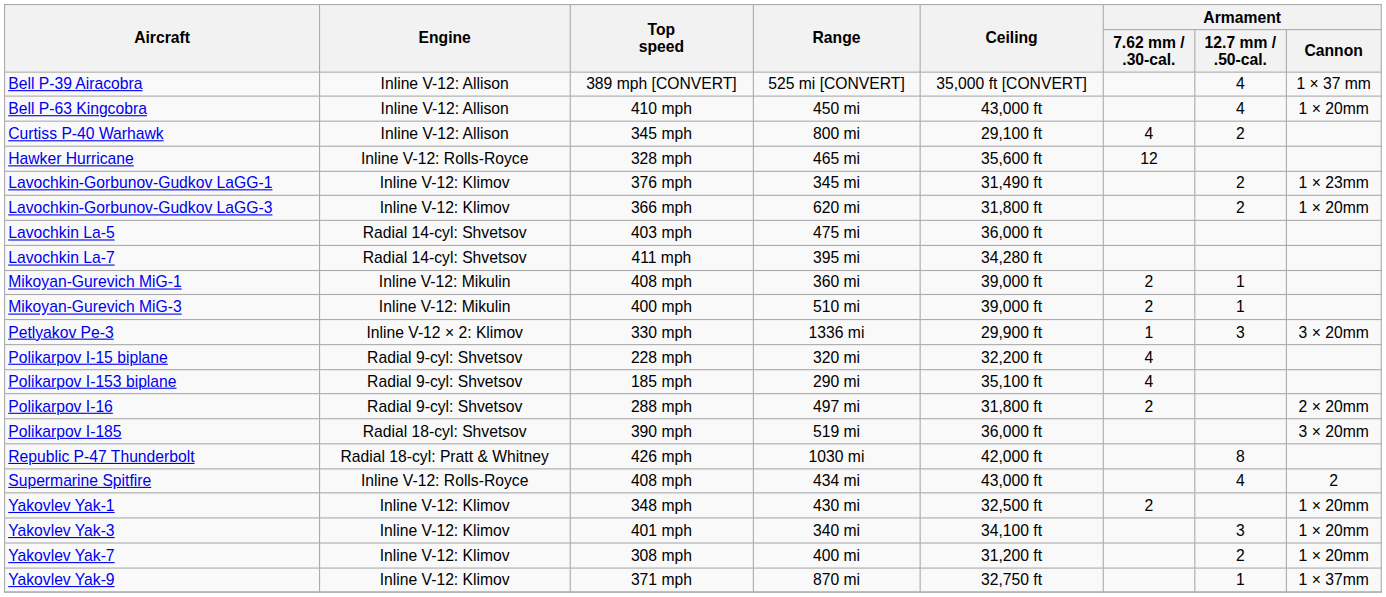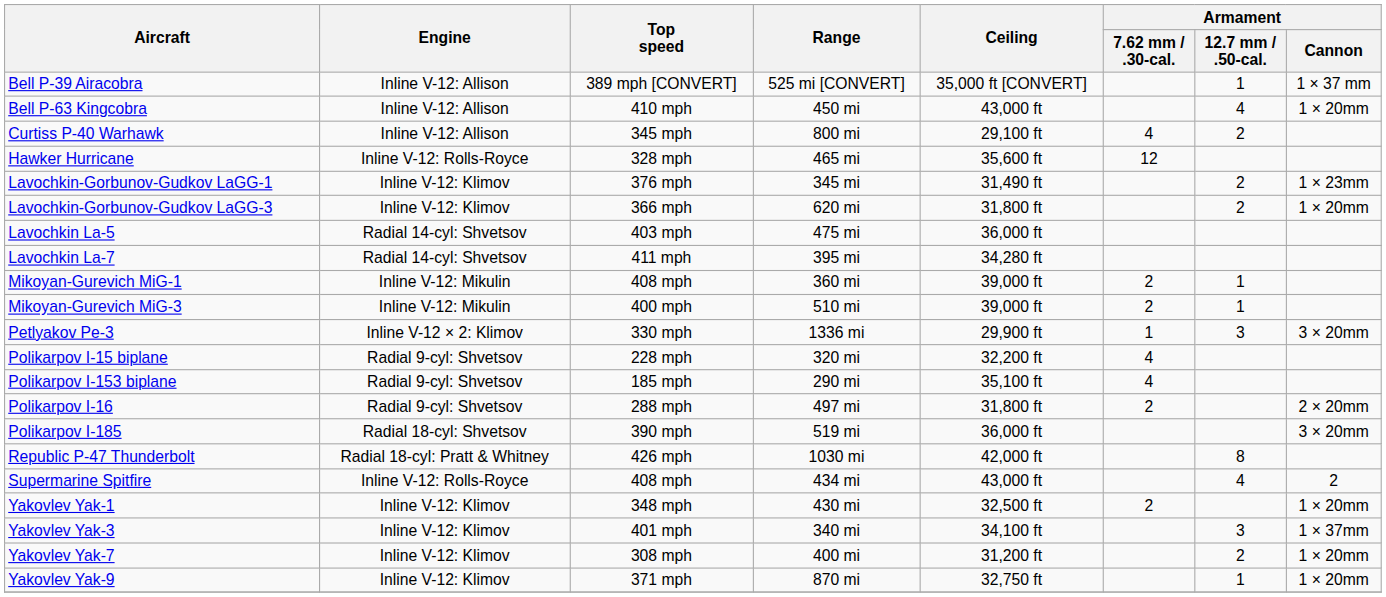(1240, 84) 4 -> (1240, 84) 1
(1334, 531) 1 × 20mm -> (1334, 531) 1 × 37mm
(1334, 580) 1 × 37mm -> (1334, 580) 1 × 20mm
